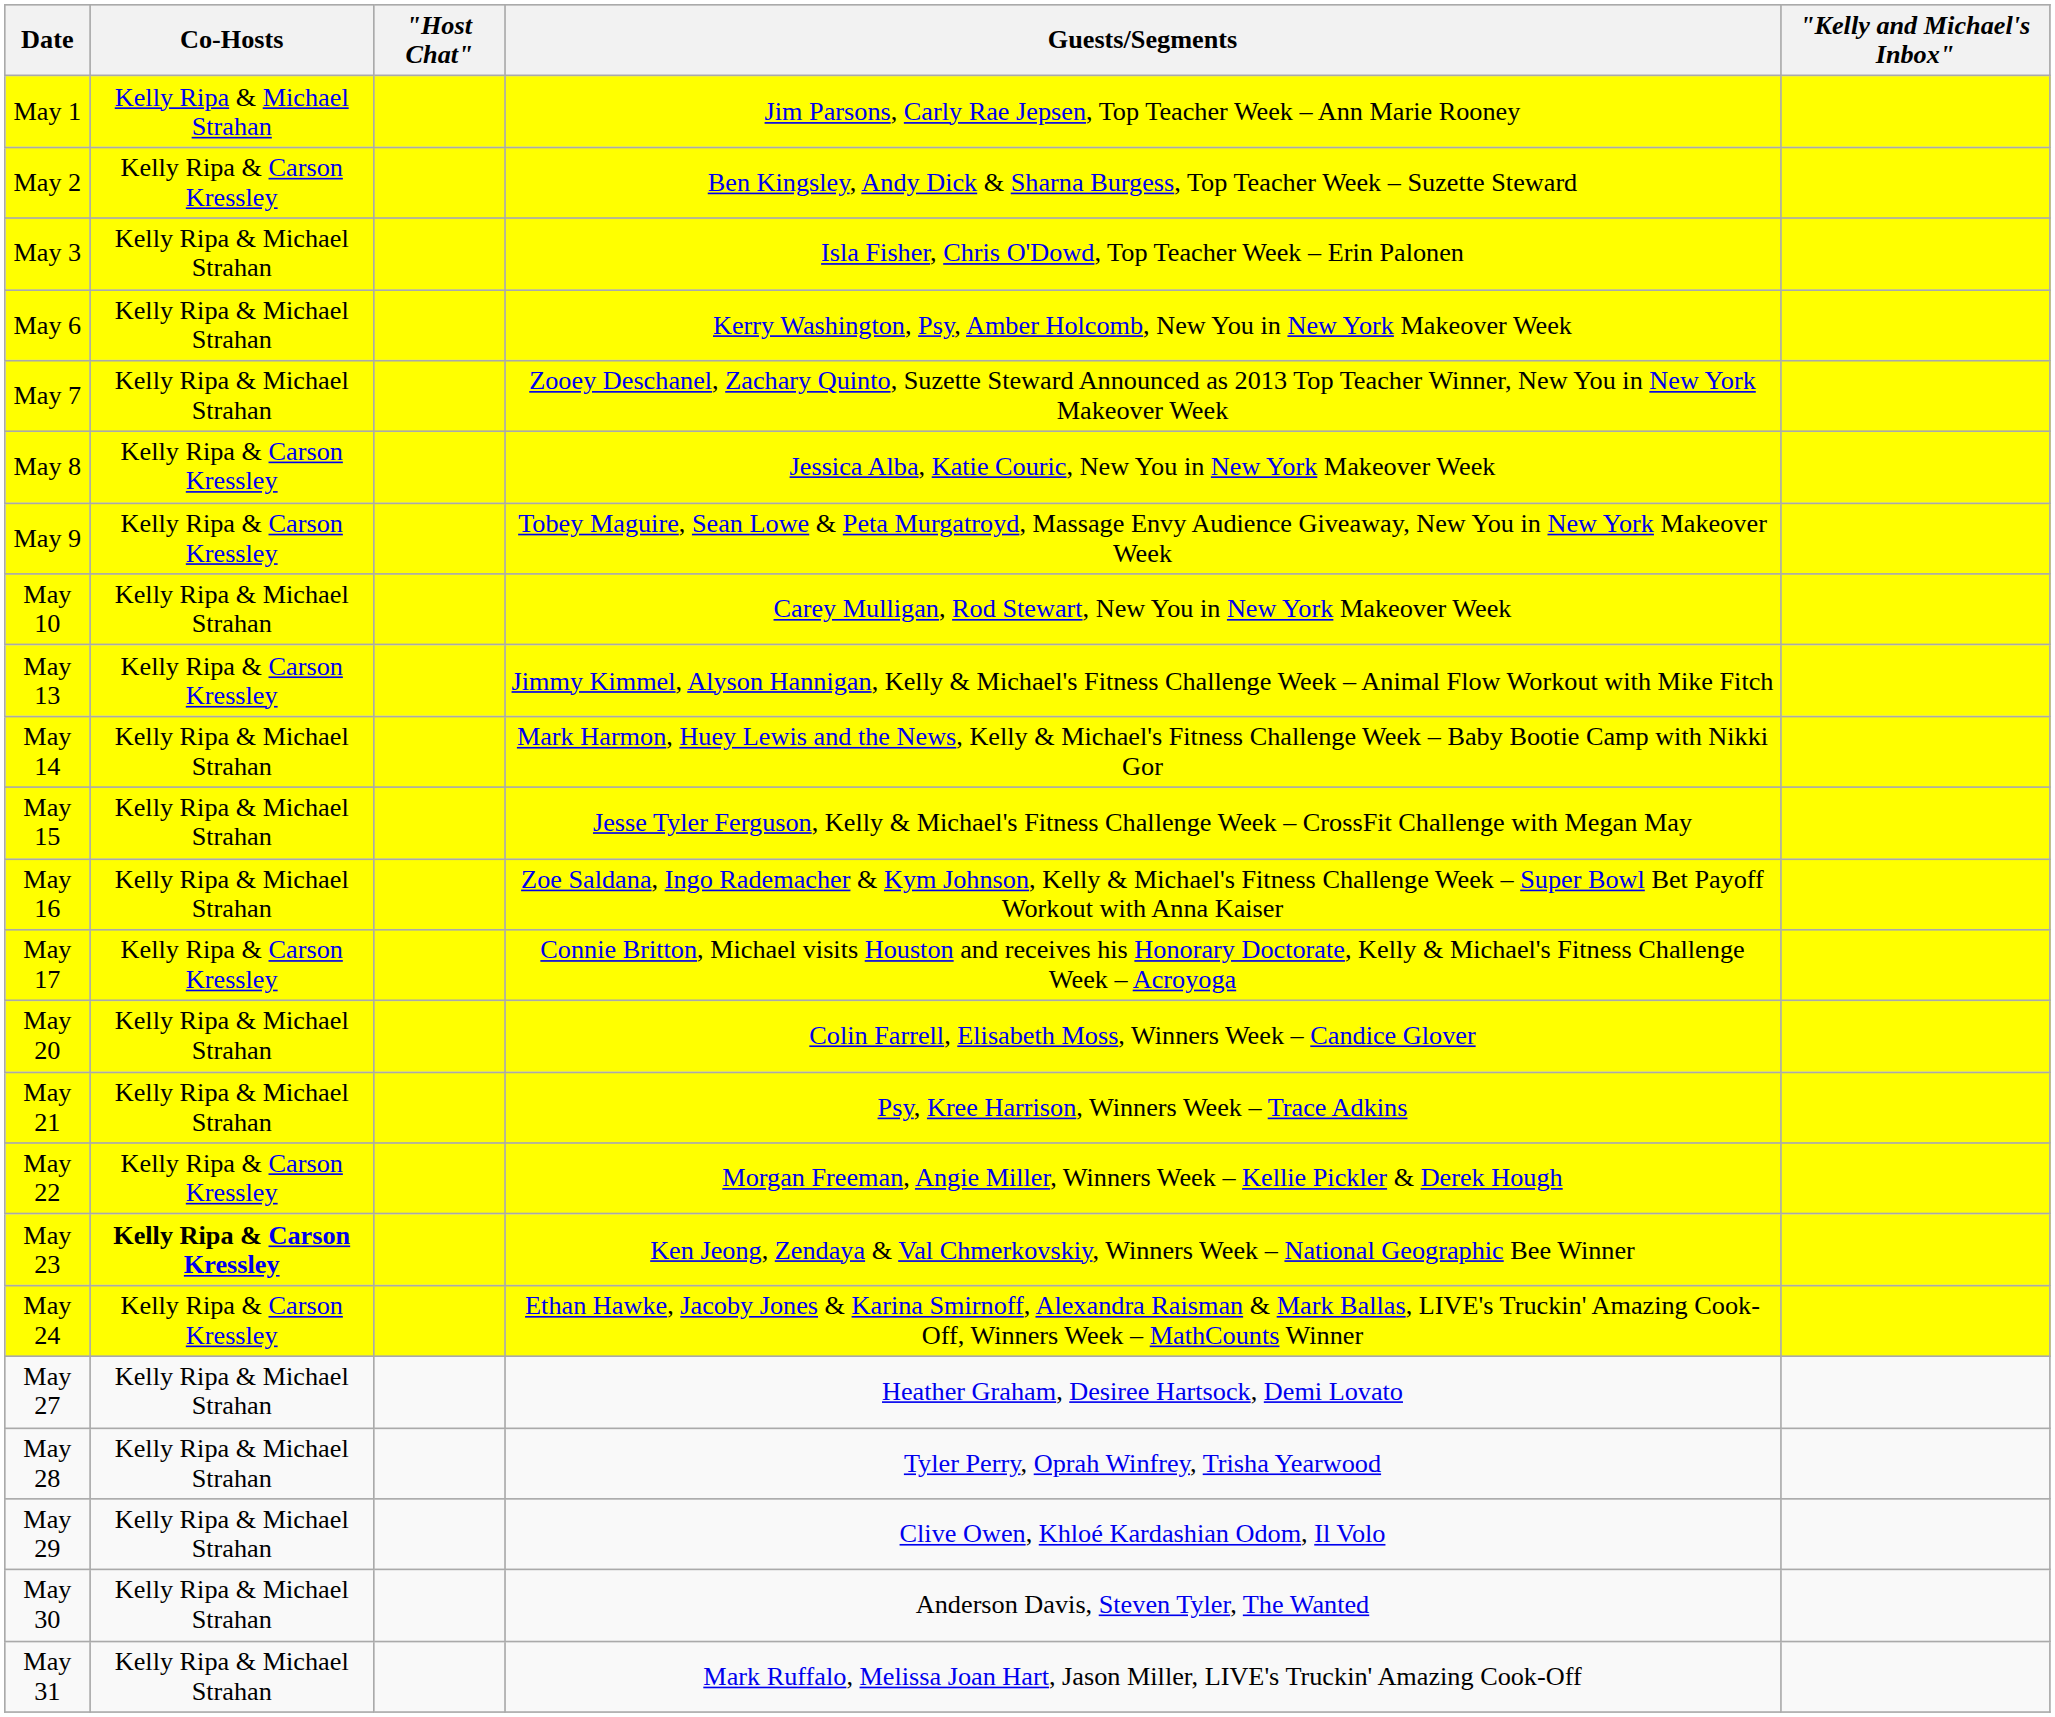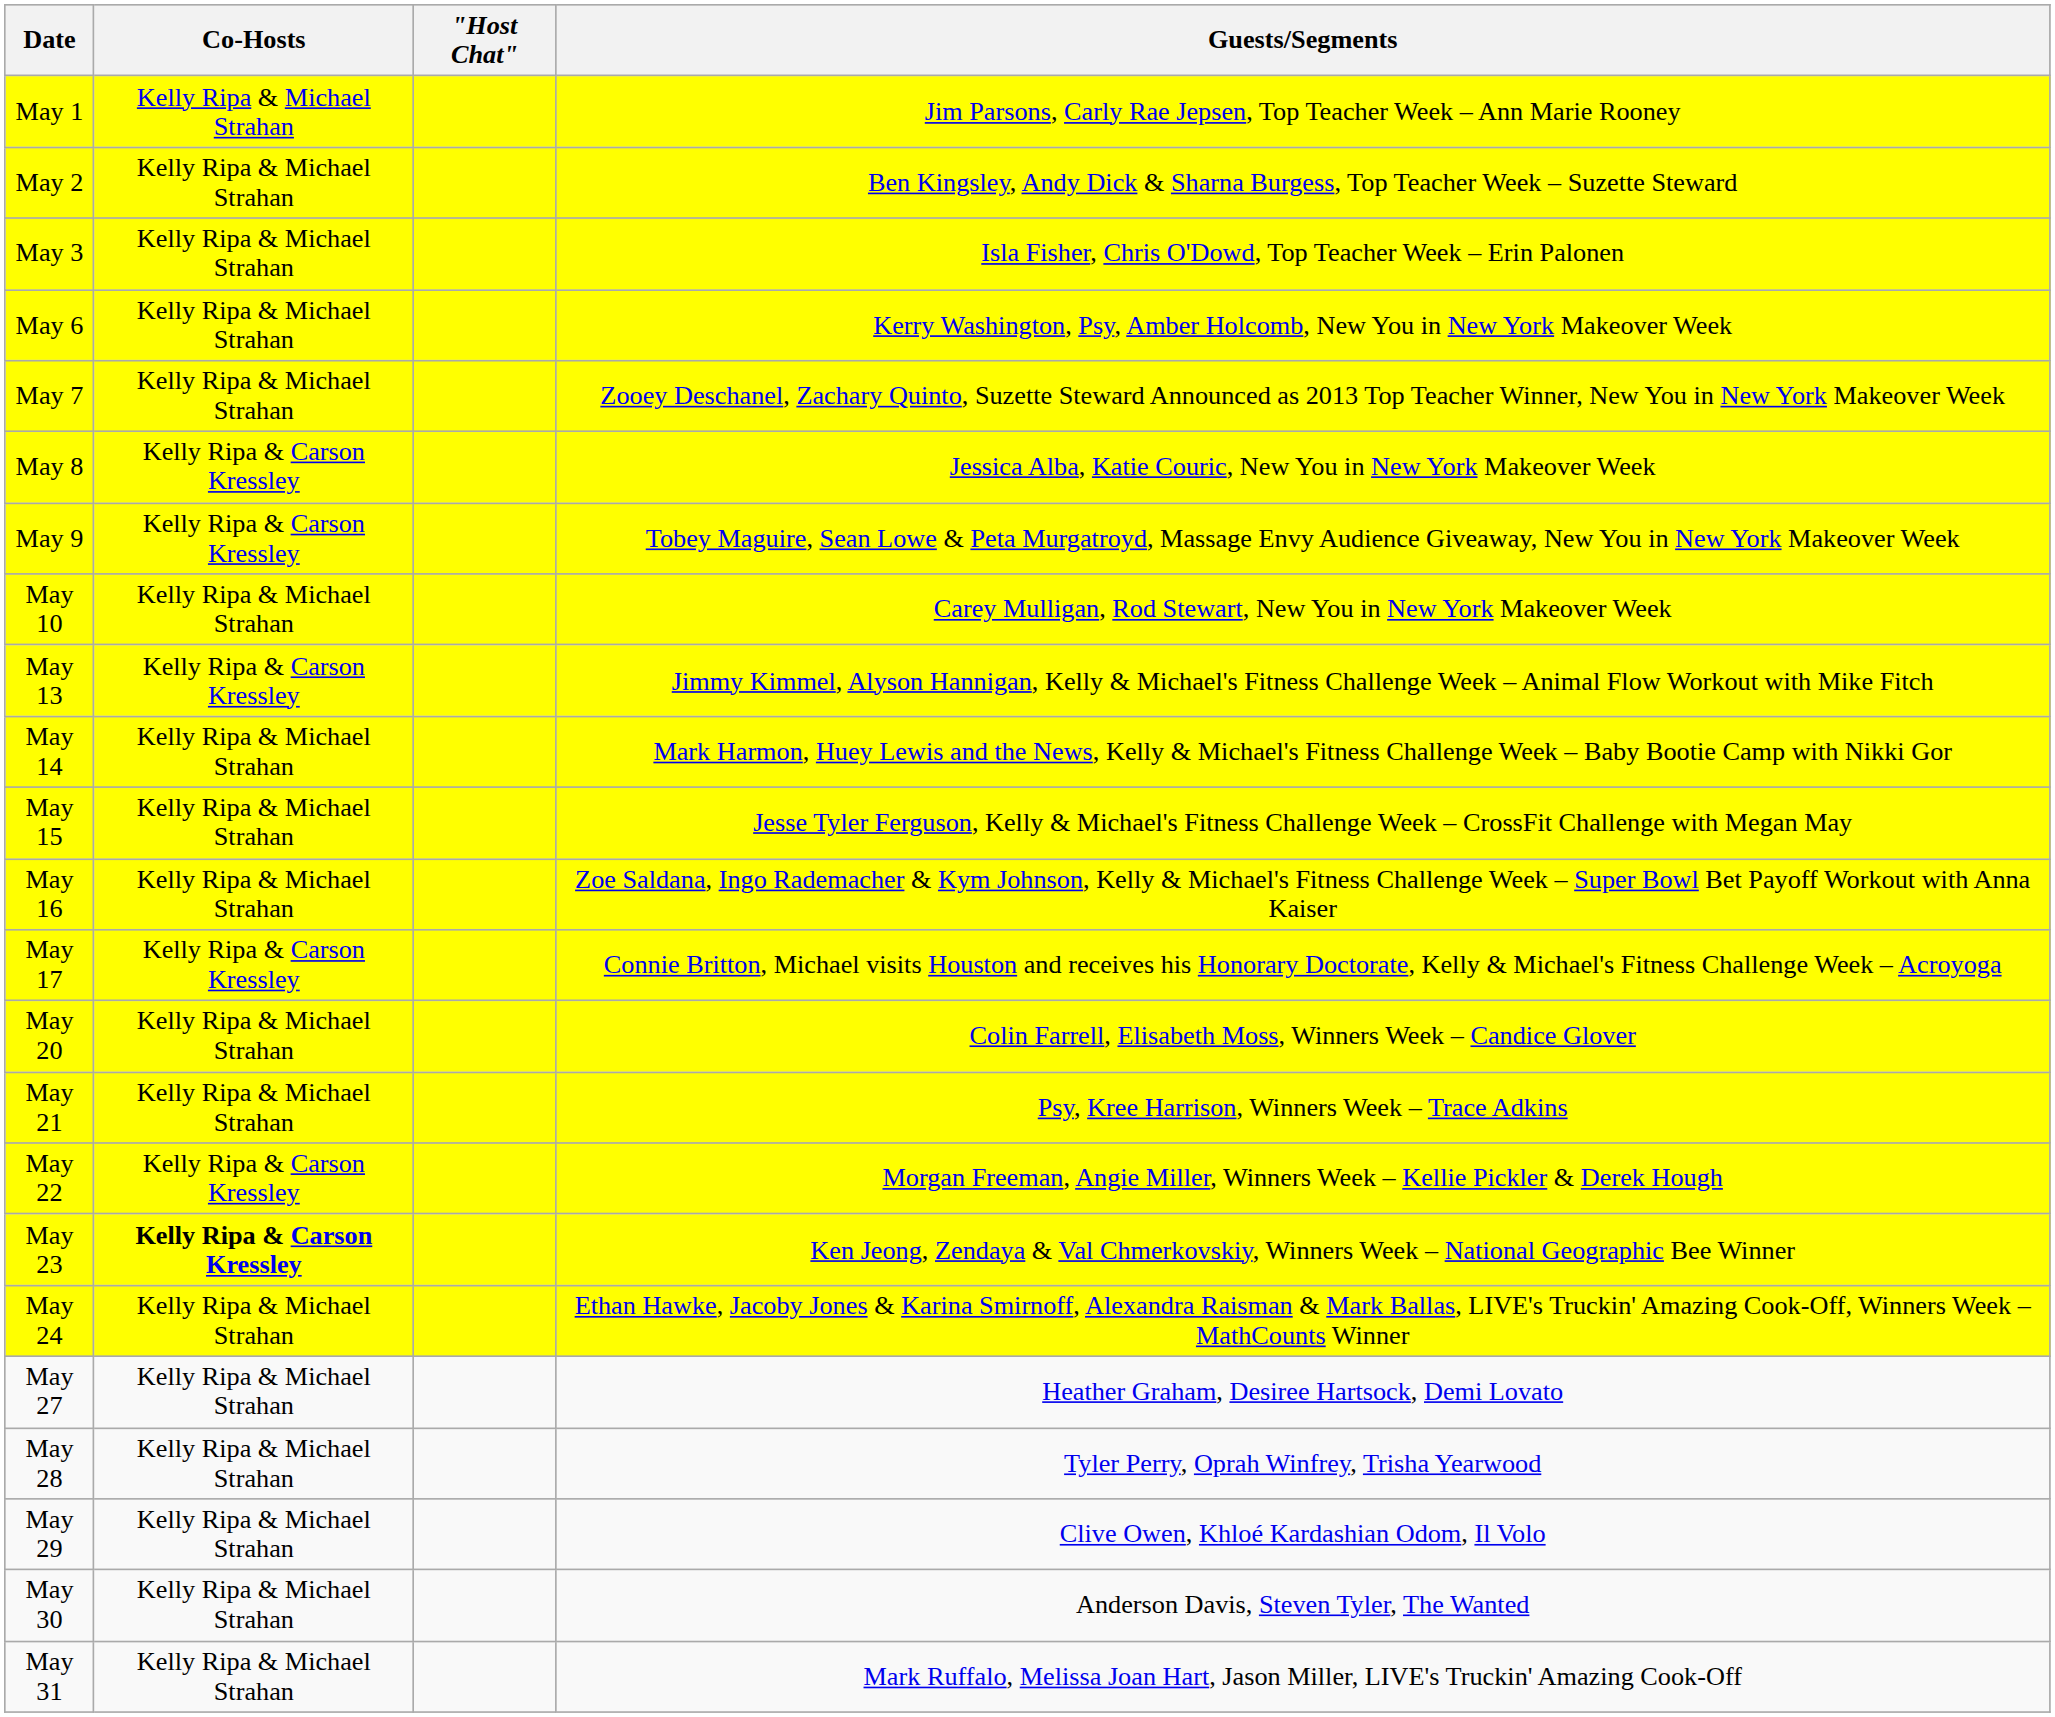- column: (1915, 40)
(232, 182) Kelly Ripa & Carson Kressley -> (254, 182) Kelly Ripa & Michael Strahan
(232, 1320) Kelly Ripa & Carson Kressley -> (254, 1320) Kelly Ripa & Michael Strahan
